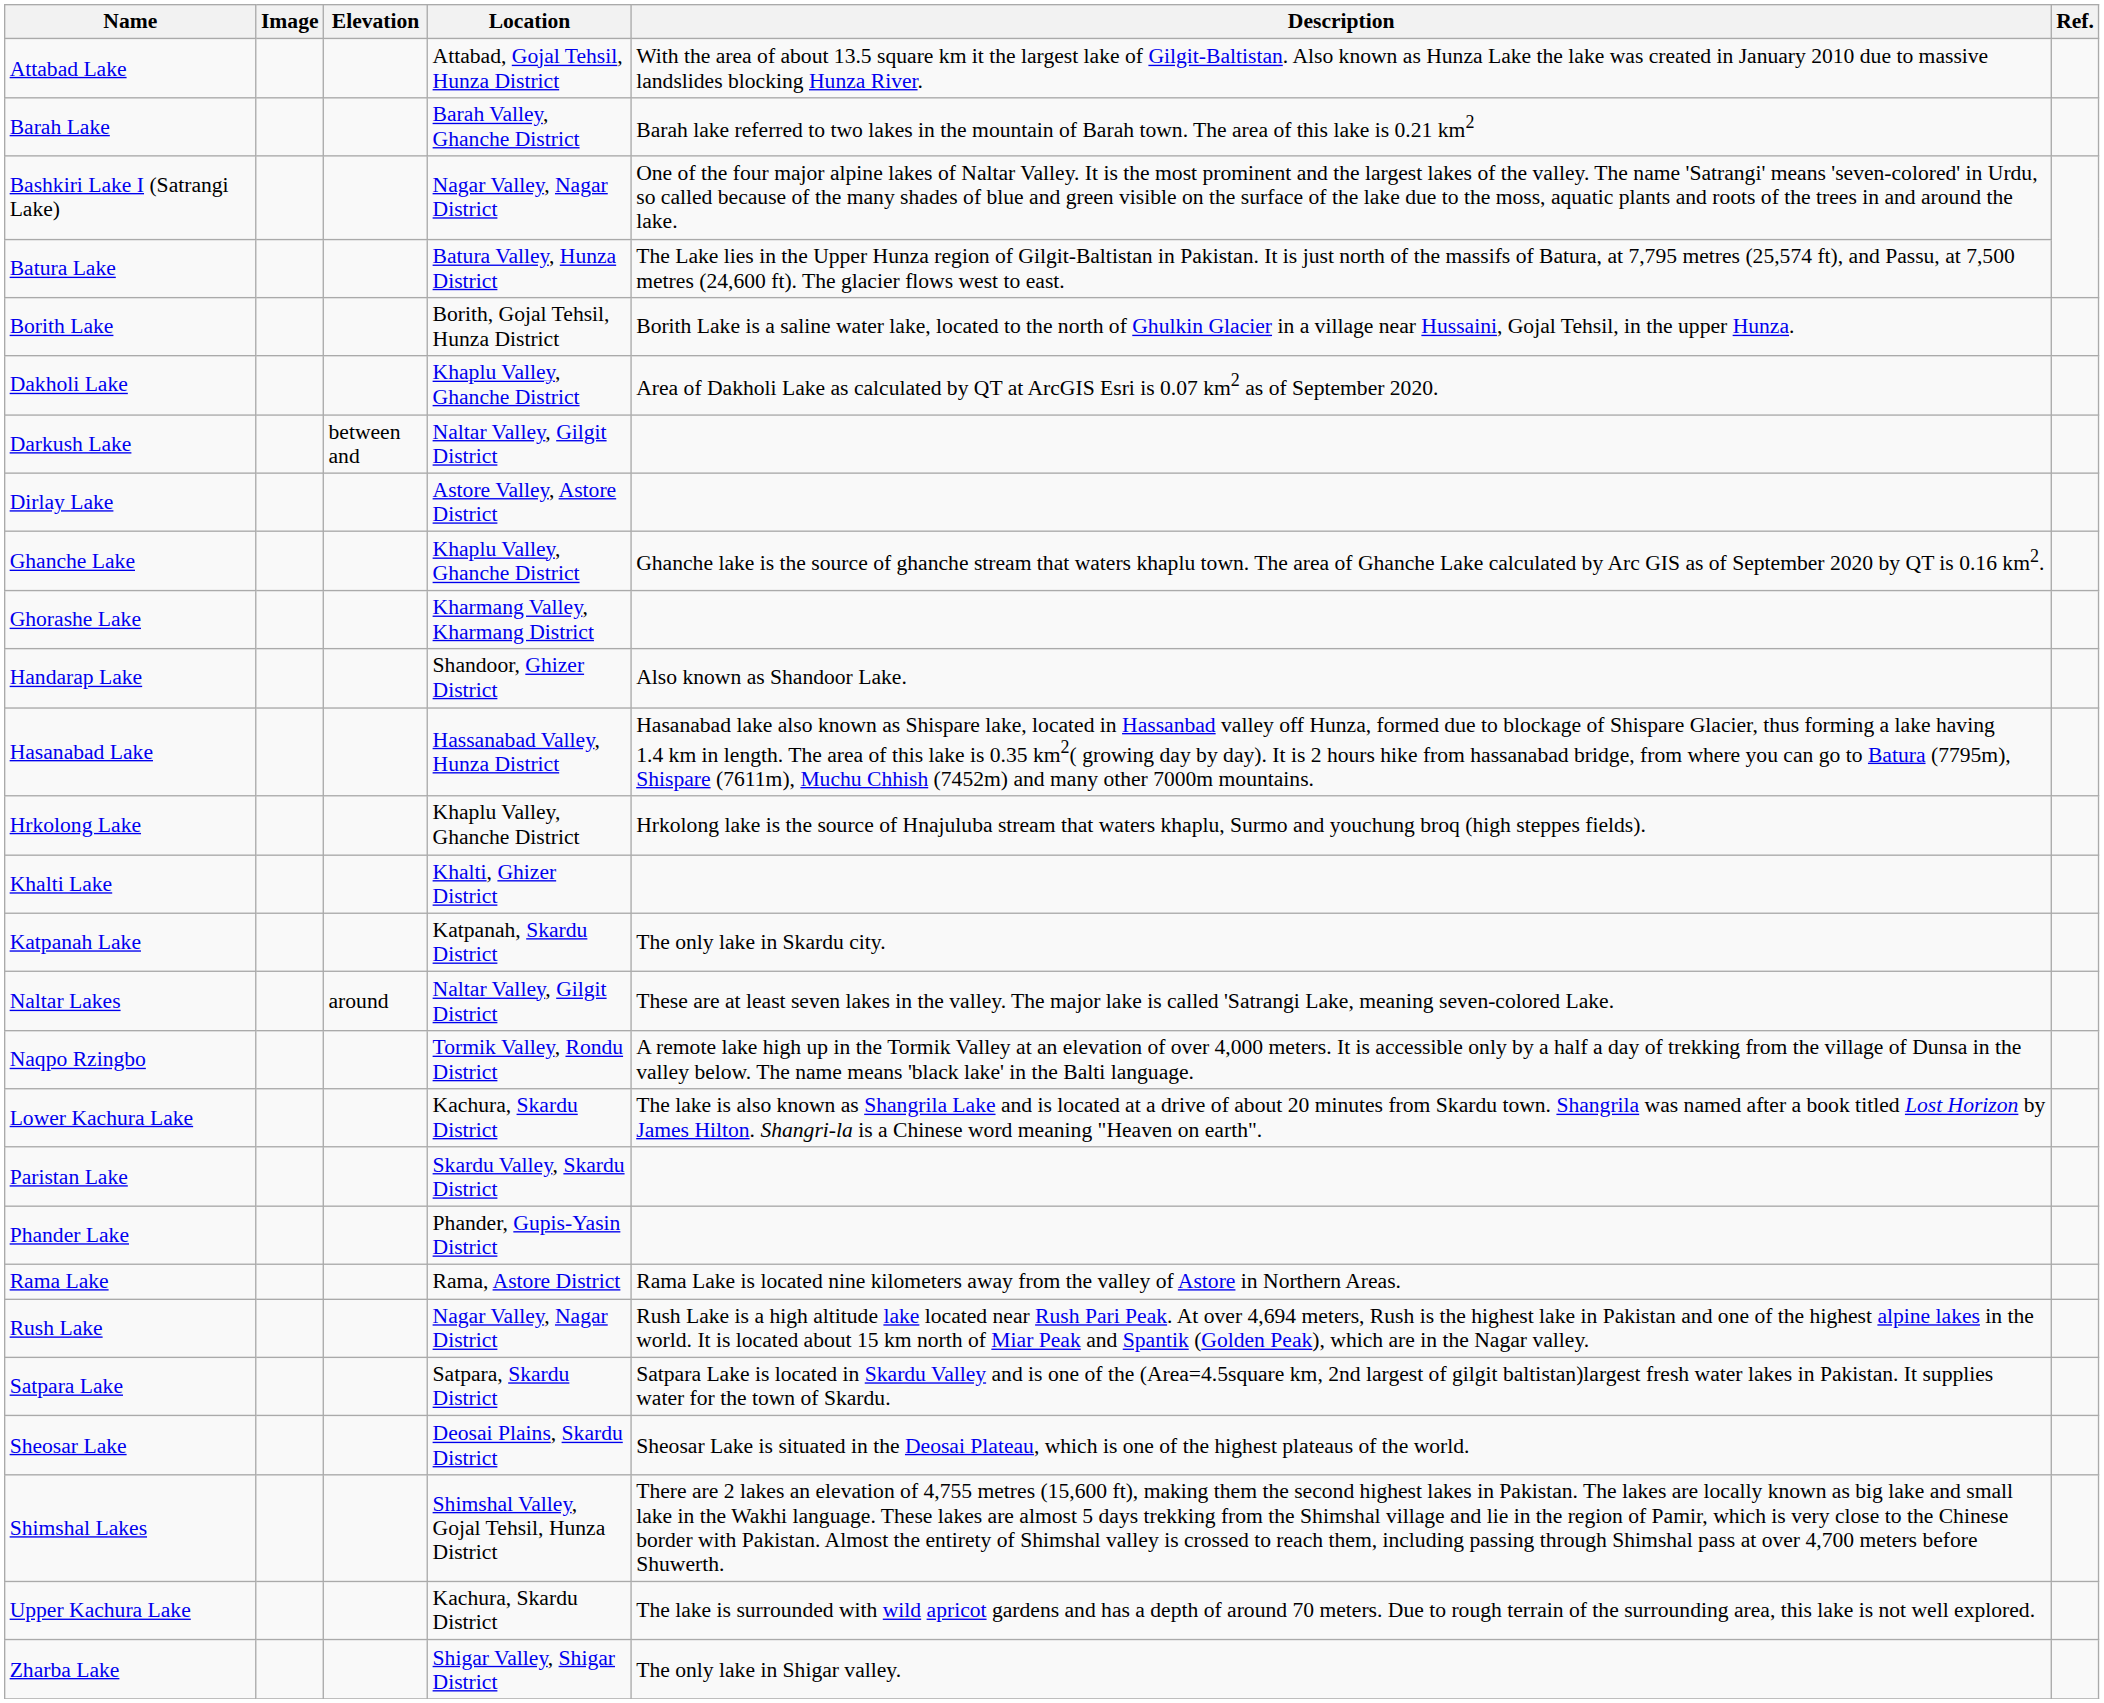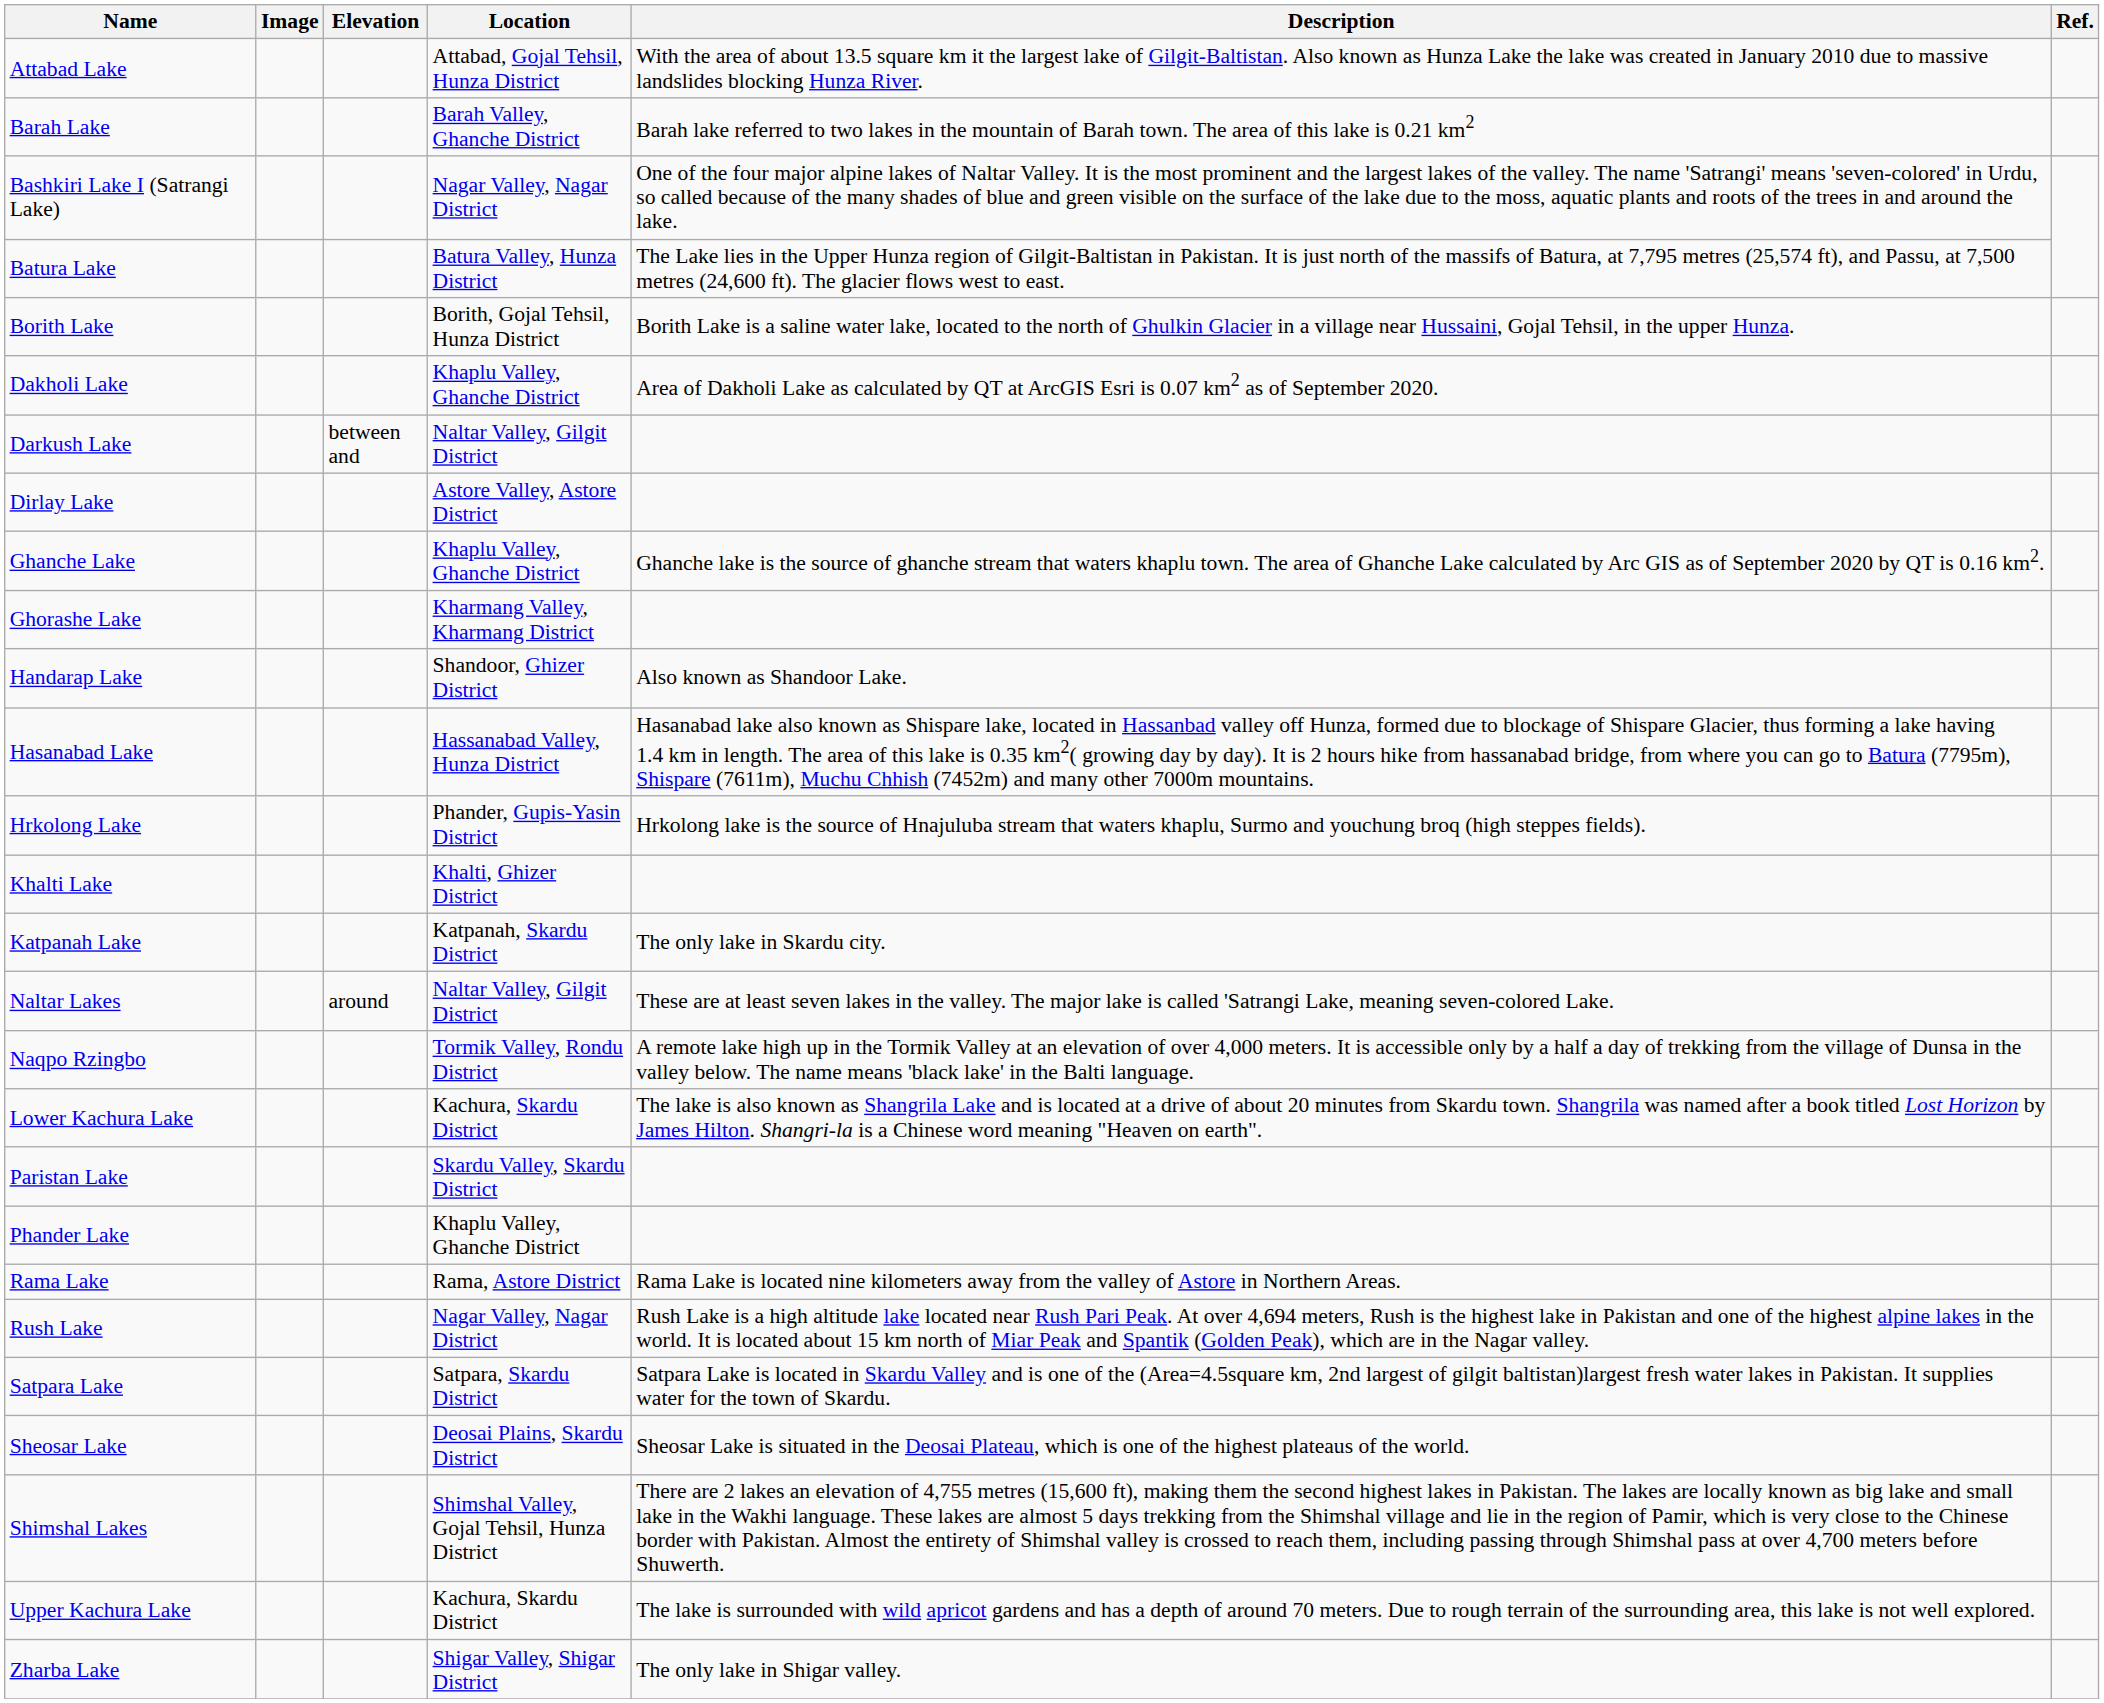(506, 825) Khaplu Valley, Ghanche District -> (526, 825) Phander, Gupis-Yasin District
(526, 1235) Phander, Gupis-Yasin District -> (506, 1235) Khaplu Valley, Ghanche District
